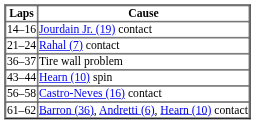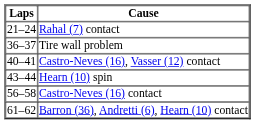- row: (95, 29)
+ row: (130, 61)
